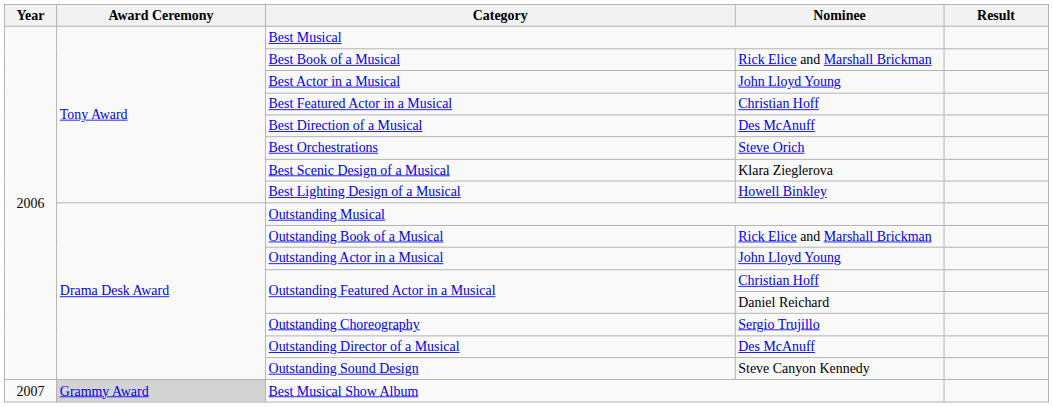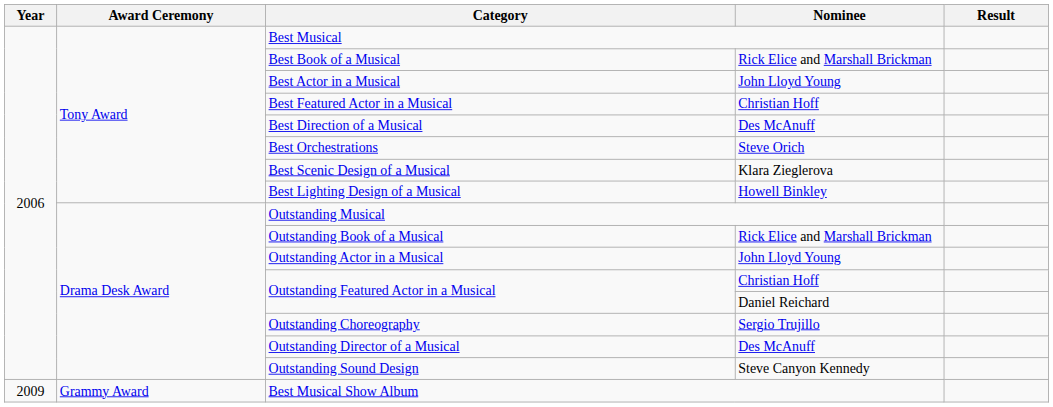(31, 390) 2007 -> (31, 390) 2009
(104, 390) lightgrey background -> (104, 390) no background
